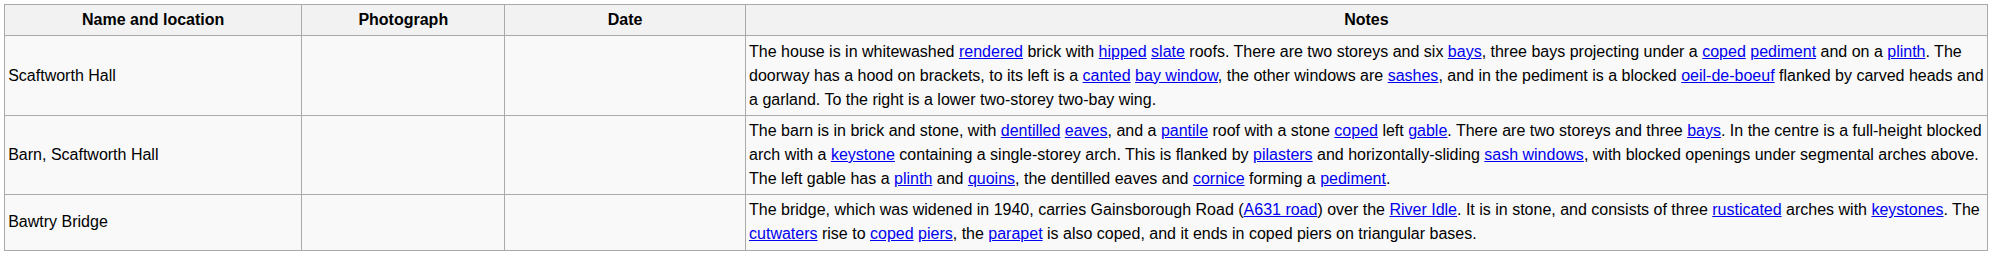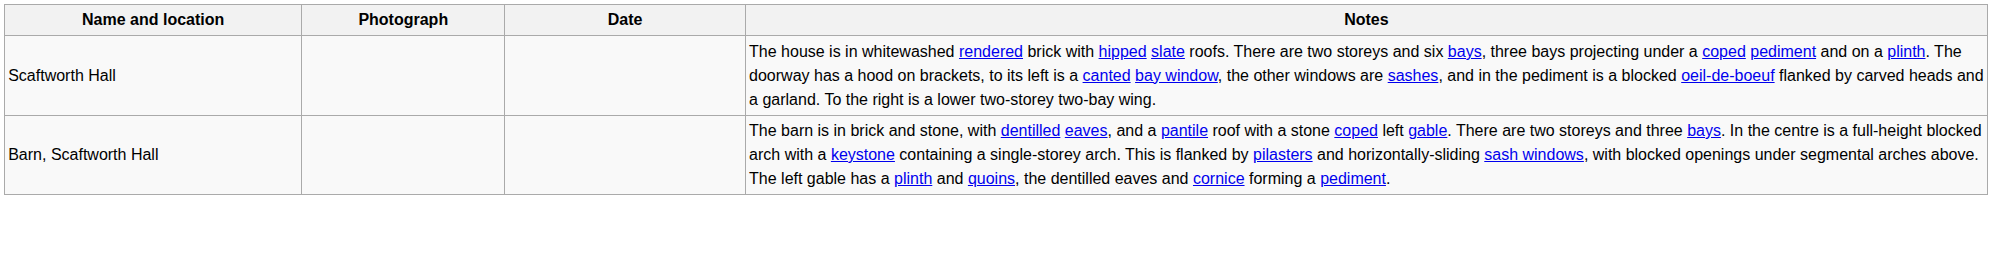- row: (58, 222)
